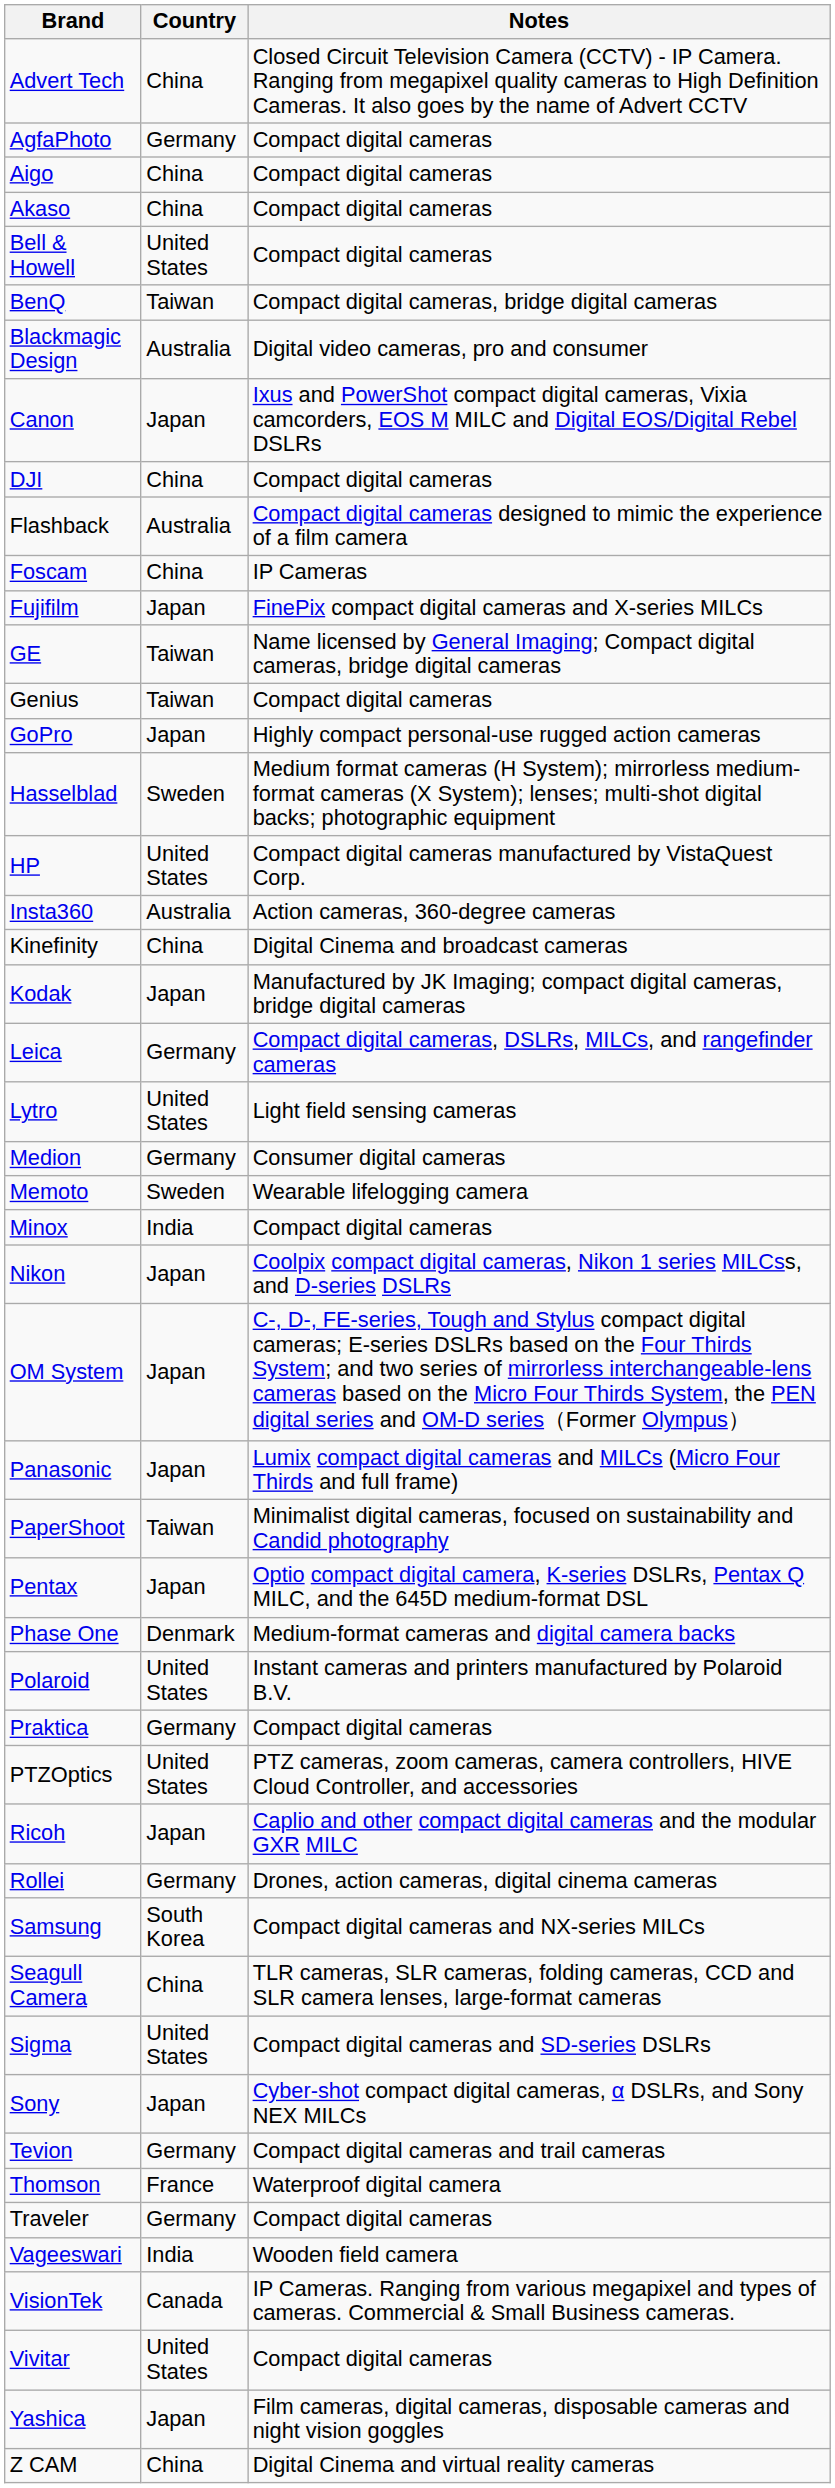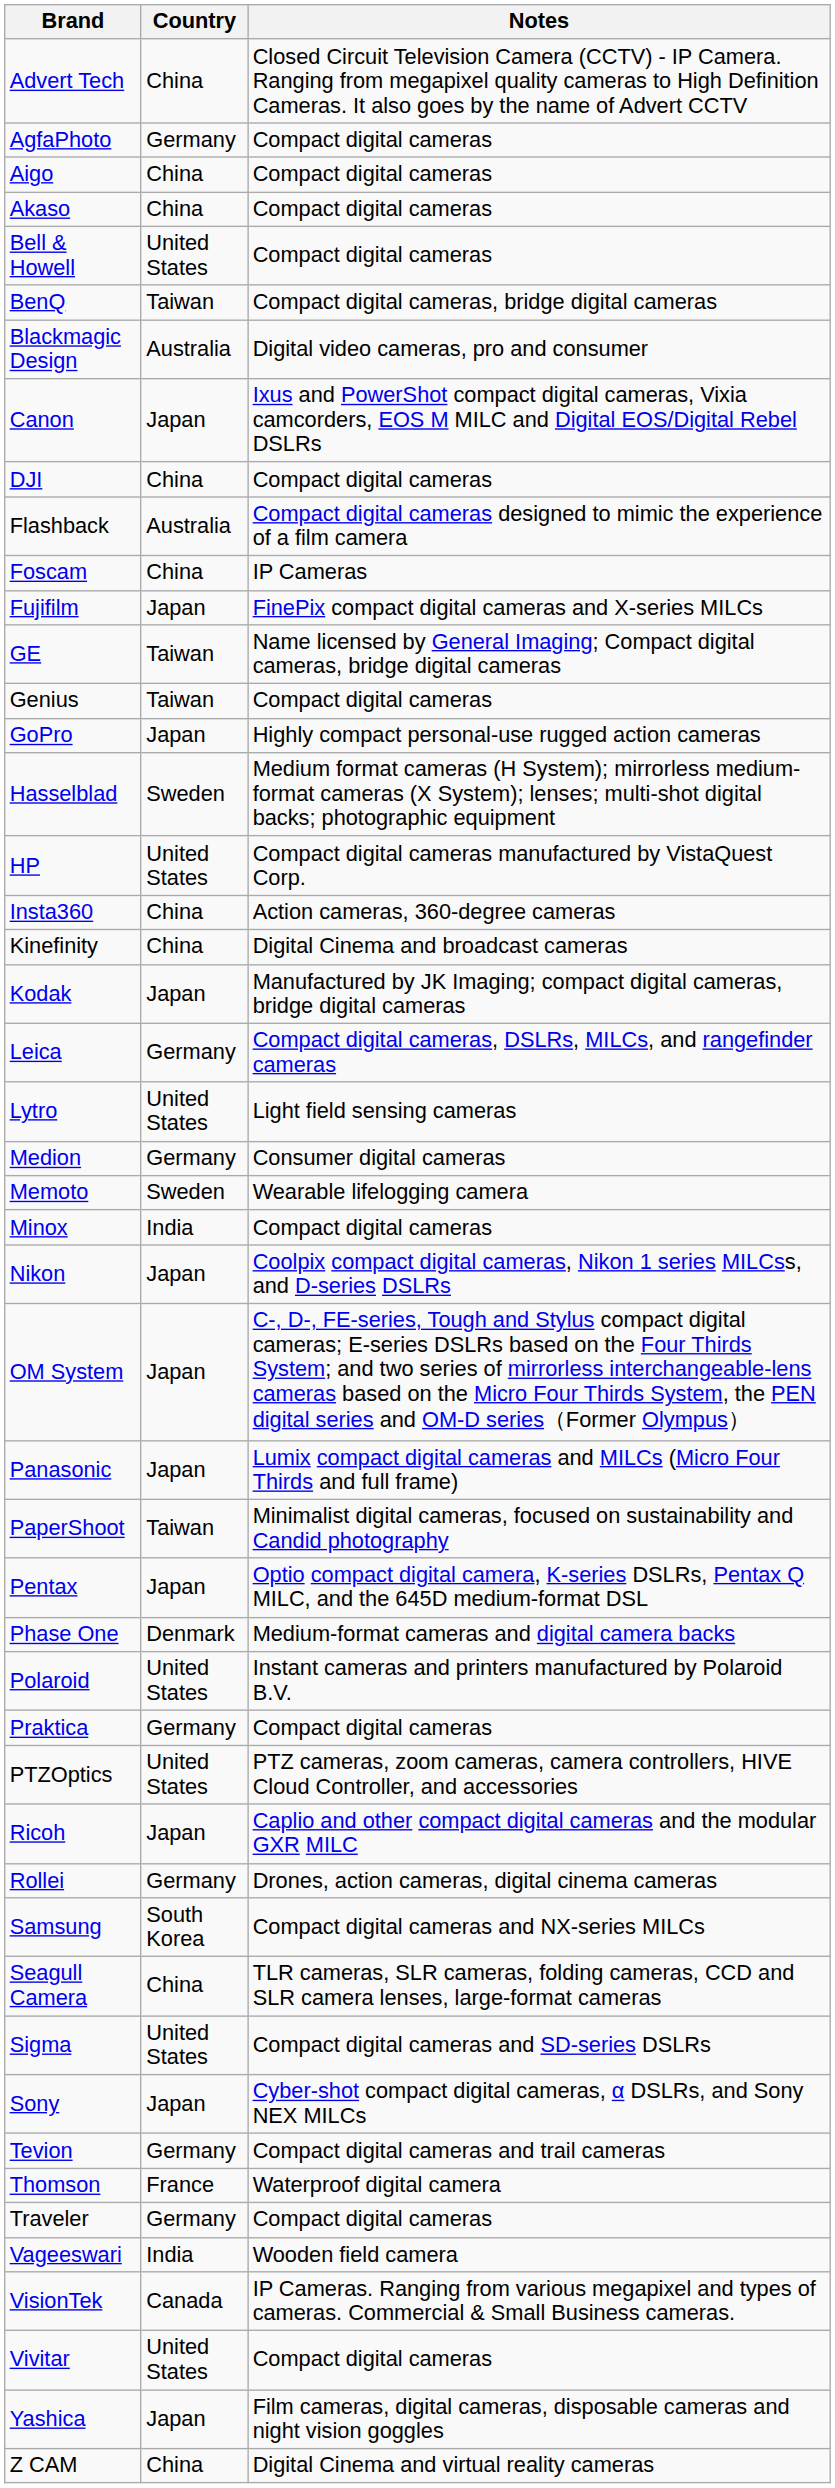(189, 912) Australia -> (175, 912) China
